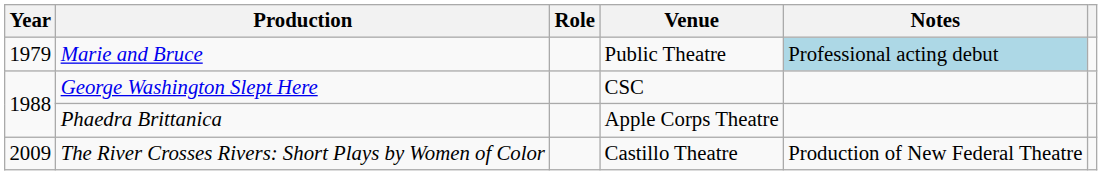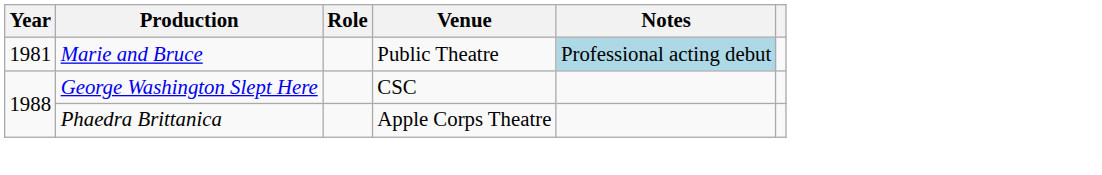(30, 53) 1979 -> (30, 53) 1981
- row: (303, 152)
